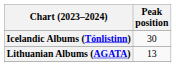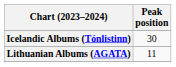(152, 54) 13 -> (152, 54) 11
